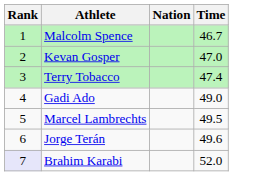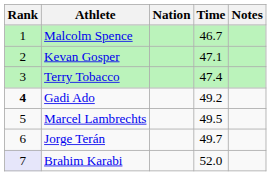+ column: (247, 14)
(211, 56) 47.0 -> (211, 56) 47.1
(23, 98) normal -> (23, 98) bold
(211, 98) 49.0 -> (211, 98) 49.2
(211, 139) 49.6 -> (211, 139) 49.7
